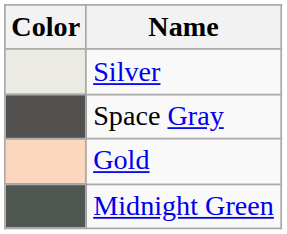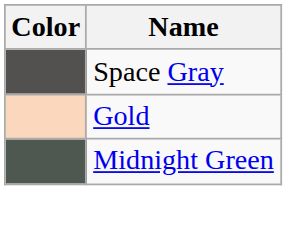- row: (127, 71)
